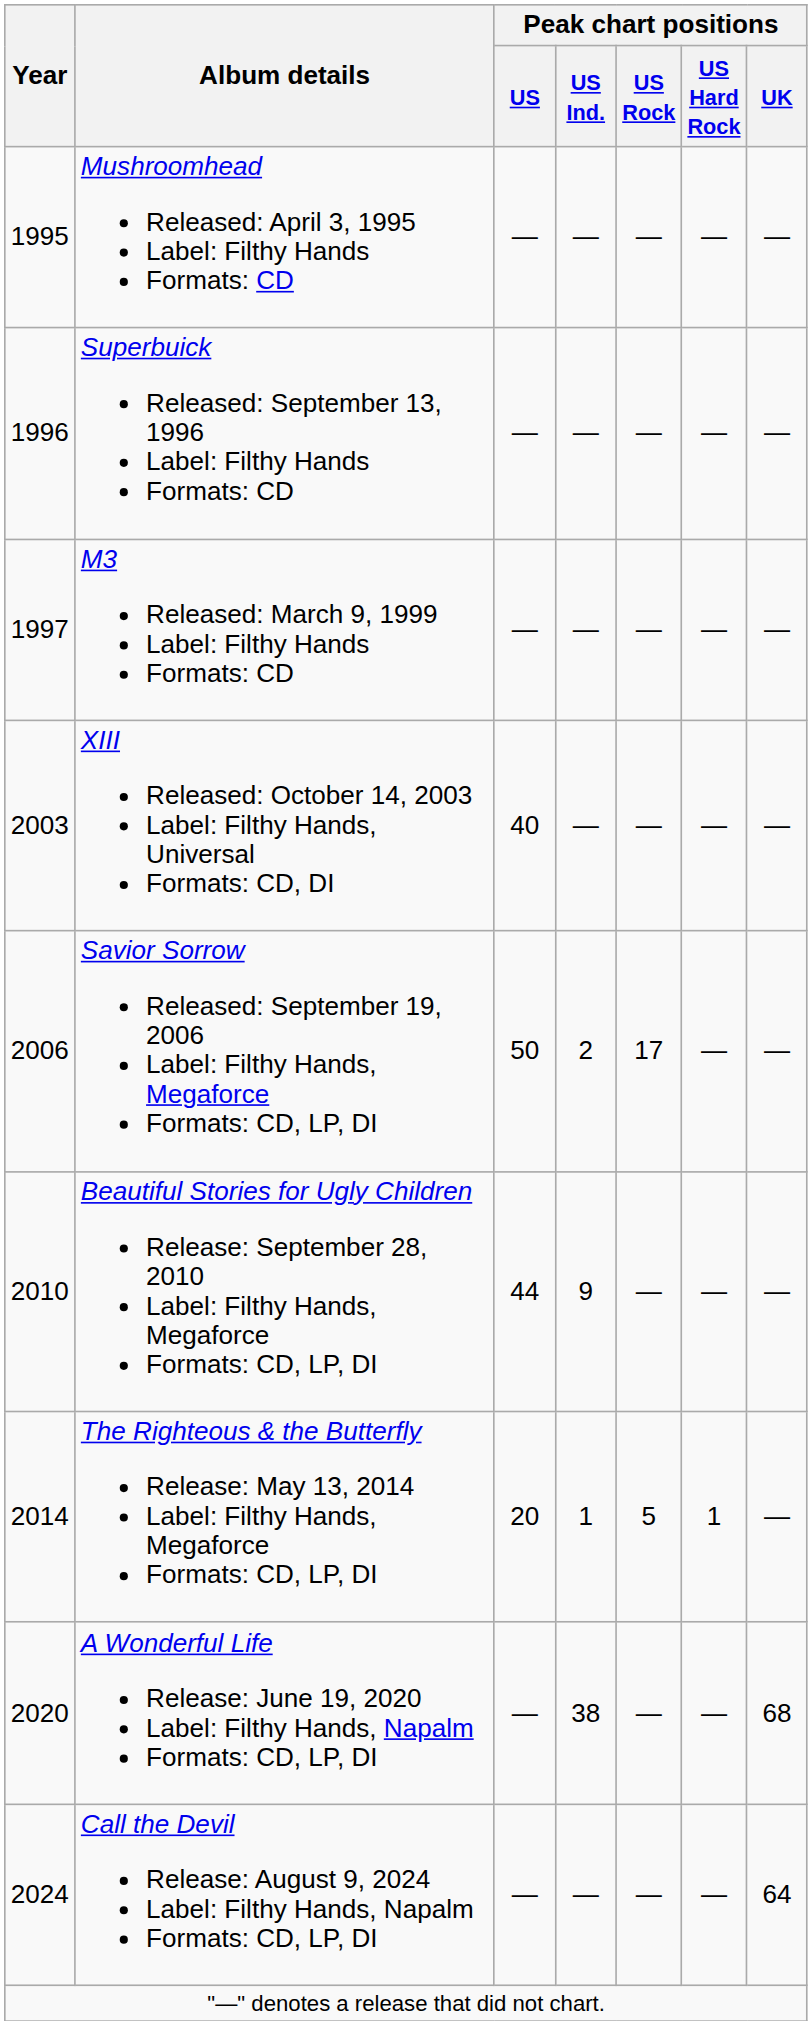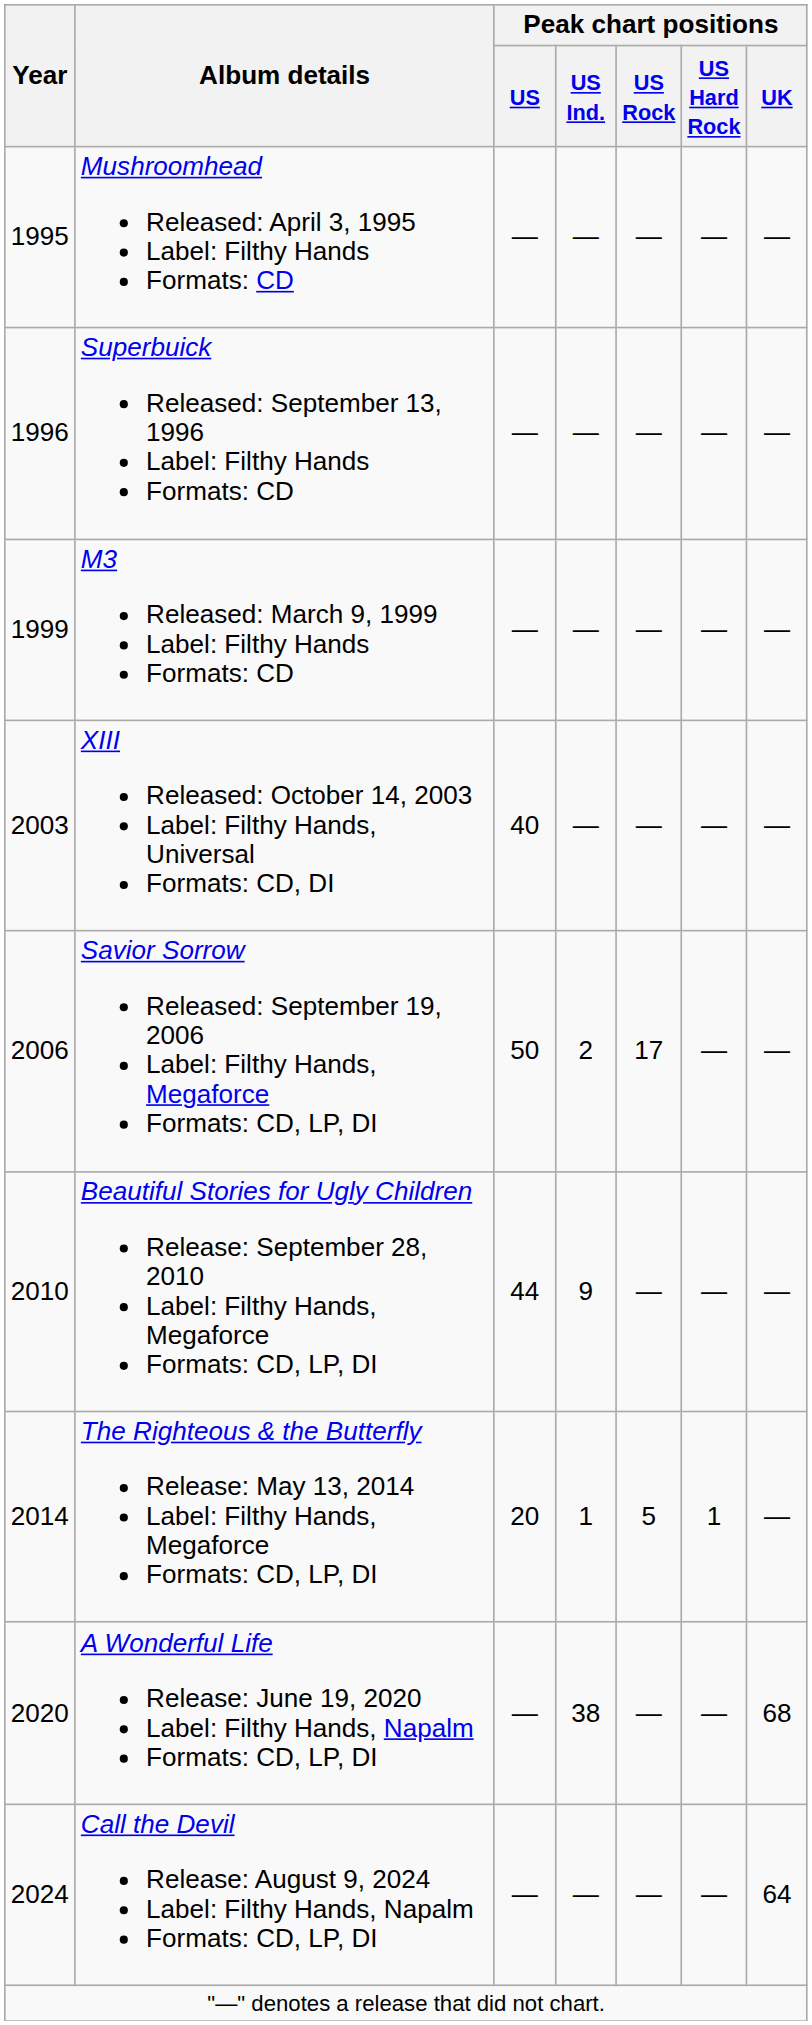(40, 629) 1997 -> (40, 629) 1999
